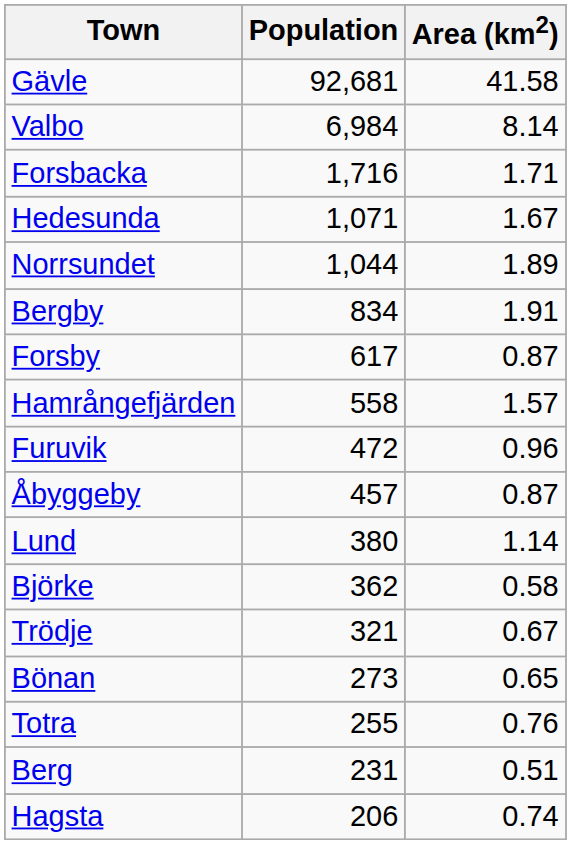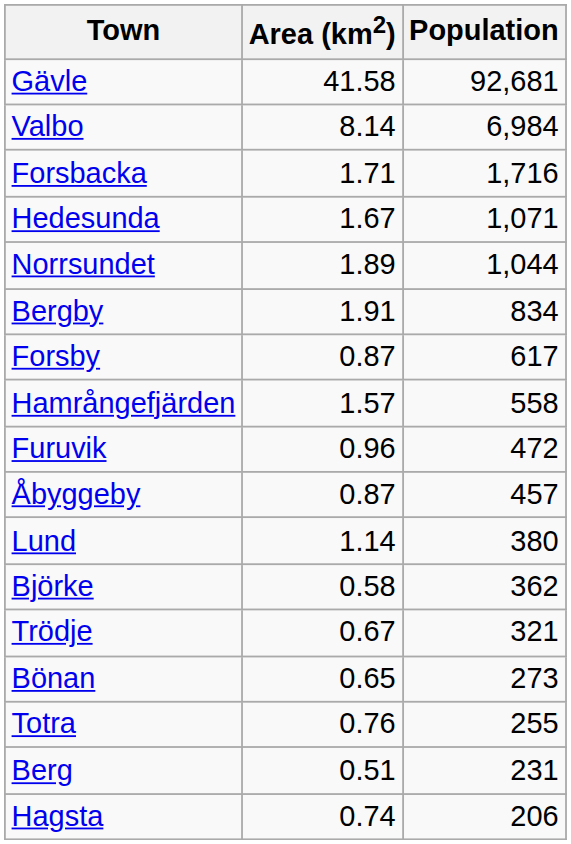columns swapped: (323, 31) <-> (485, 31)
